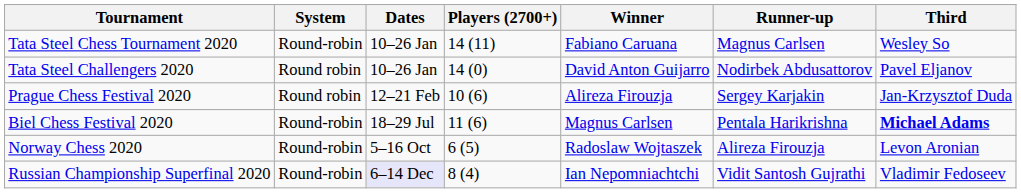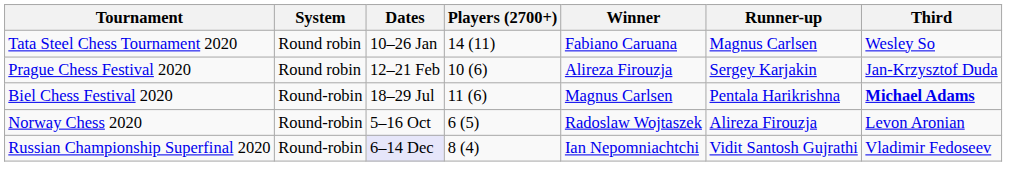(320, 43) Round-robin -> (320, 43) Round robin
- row: (101, 69)
